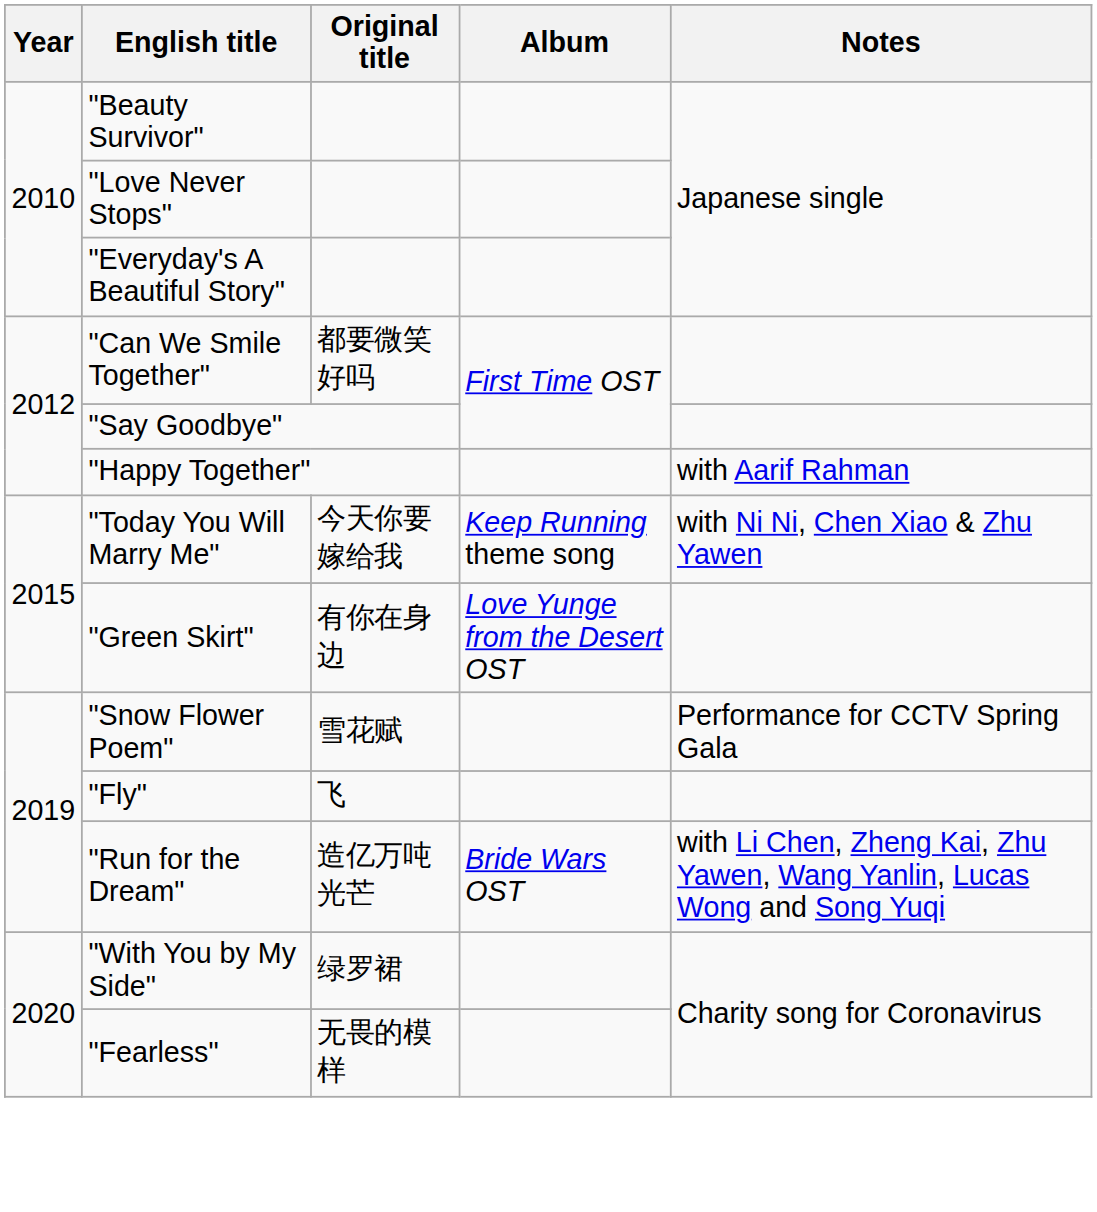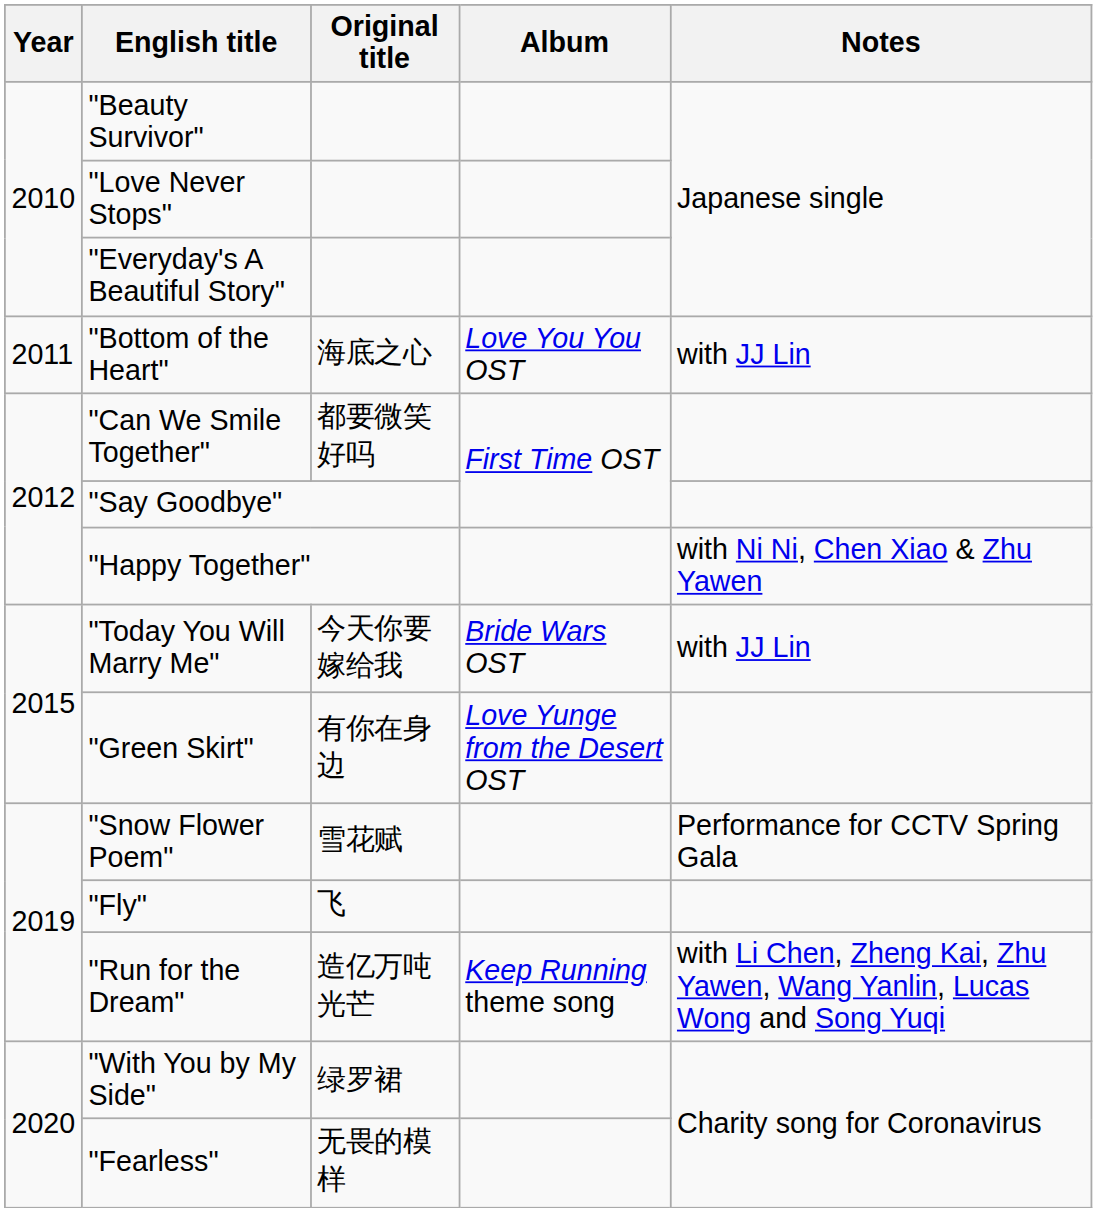+ row: (179, 353)
(793, 471) with Aarif Rahman -> (854, 565) with Ni Ni, Chen Xiao & Zhu Yawen
(556, 538) Keep Running theme song -> (536, 648) Bride Wars OST
(854, 538) with Ni Ni, Chen Xiao & Zhu Yawen -> (744, 648) with JJ Lin
(536, 875) Bride Wars OST -> (556, 985) Keep Running theme song
